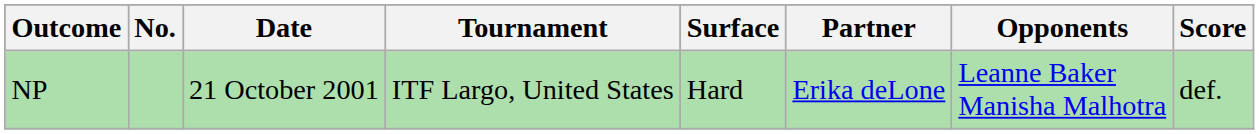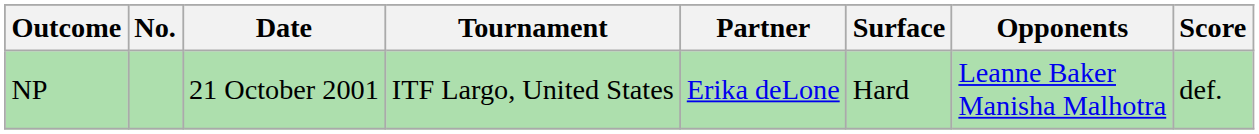columns swapped: (733, 26) <-> (869, 26)
